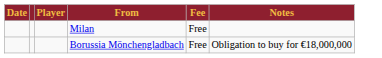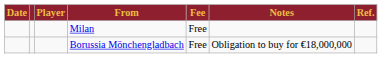+ column: (366, 12)
